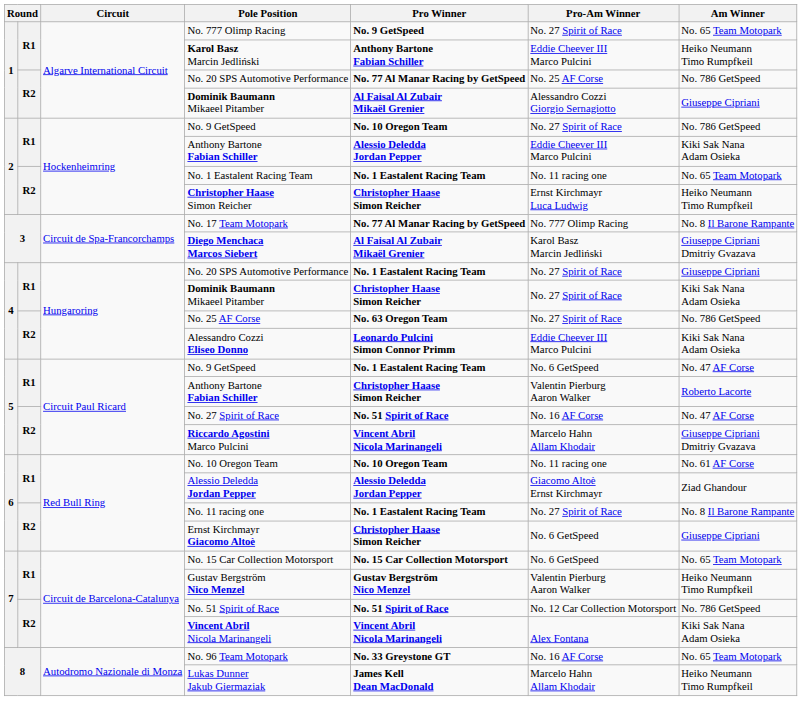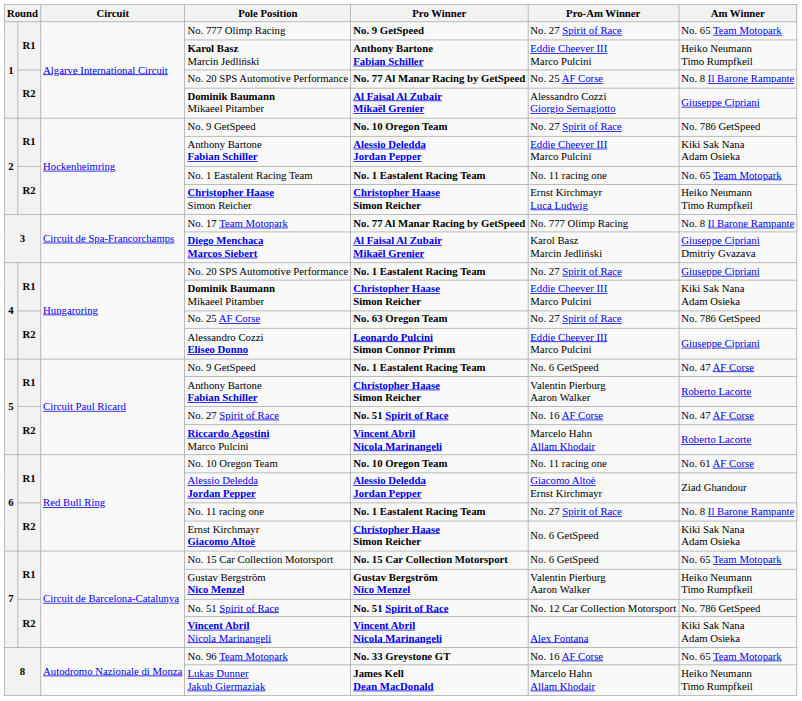(721, 78) No. 786 GetSpeed -> (738, 78) No. 8 Il Barone Rampante
(576, 295) No. 27 Spirit of Race -> (569, 295) Eddie Cheever III Marco Pulcini
(713, 343) Kiki Sak Nana Adam Osieka -> (720, 343) Giuseppe Cipriani
(720, 439) Giuseppe Cipriani Dmitriy Gvazava -> (716, 439) Roberto Lacorte
(720, 535) Giuseppe Cipriani -> (713, 535) Kiki Sak Nana Adam Osieka
